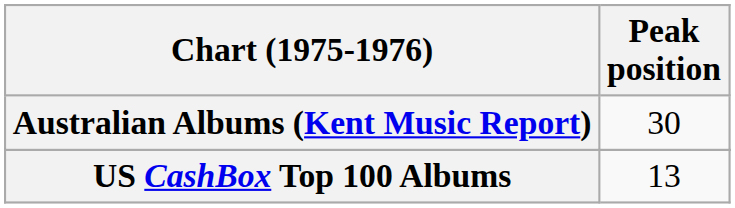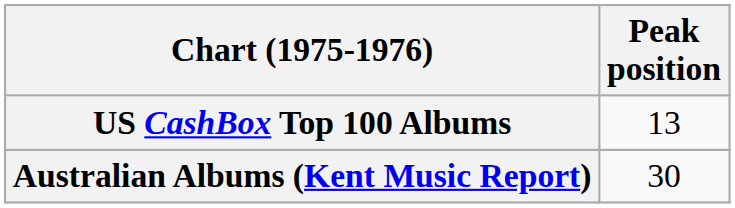rows swapped: (302, 122) <-> (302, 175)
